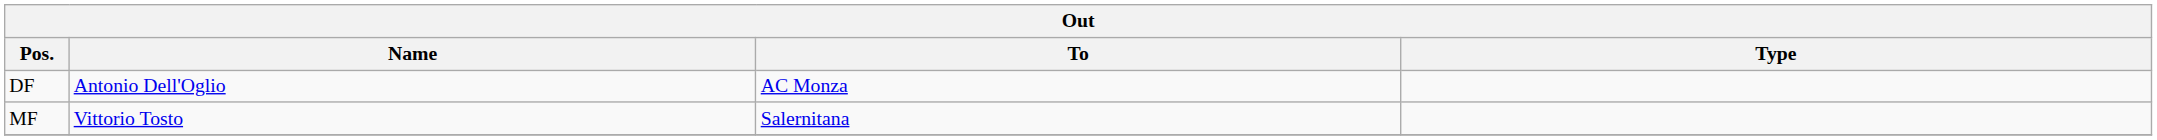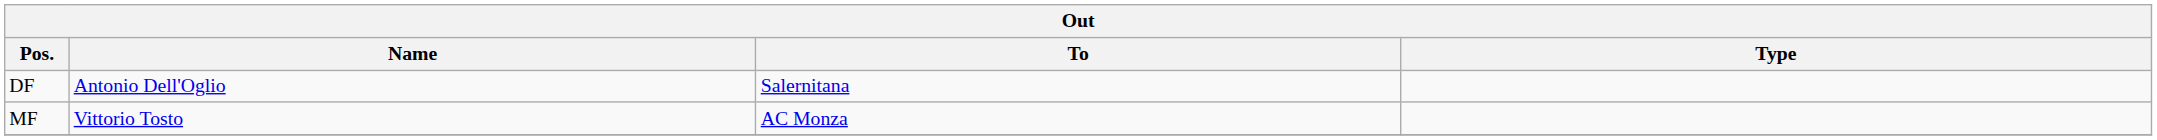(804, 86) AC Monza -> (805, 86) Salernitana
(805, 118) Salernitana -> (804, 118) AC Monza
